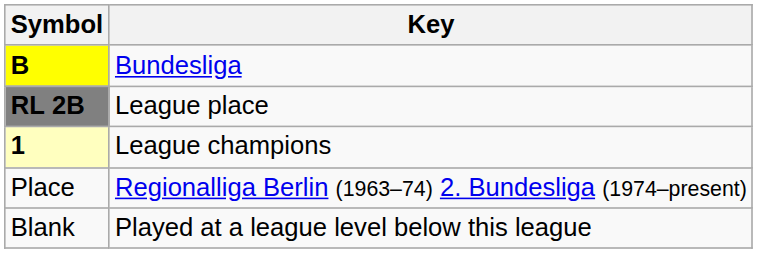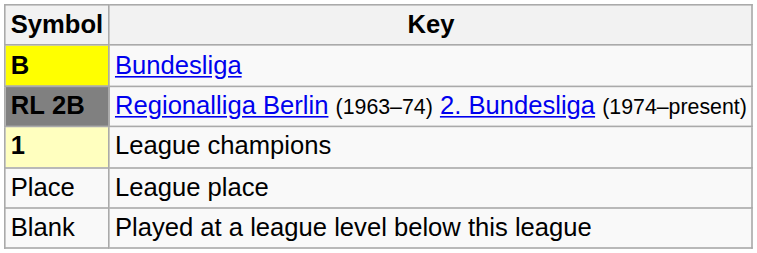(192, 106) League place -> (431, 106) Regionalliga Berlin (1963–74) 2. Bundesliga (1974–present)
(431, 187) Regionalliga Berlin (1963–74) 2. Bundesliga (1974–present) -> (192, 187) League place
